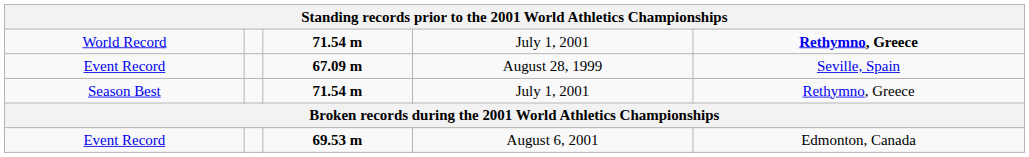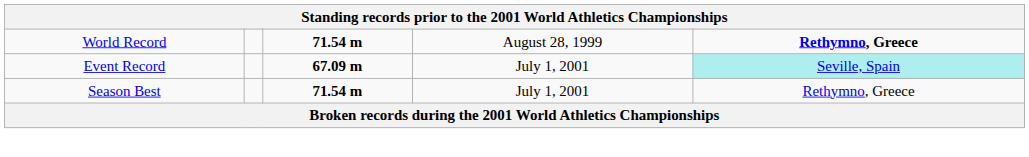(553, 41) July 1, 2001 -> (553, 41) August 28, 1999
(553, 65) August 28, 1999 -> (553, 65) July 1, 2001
(859, 65) no background -> (859, 65) paleturquoise background
- row: (124, 139)
